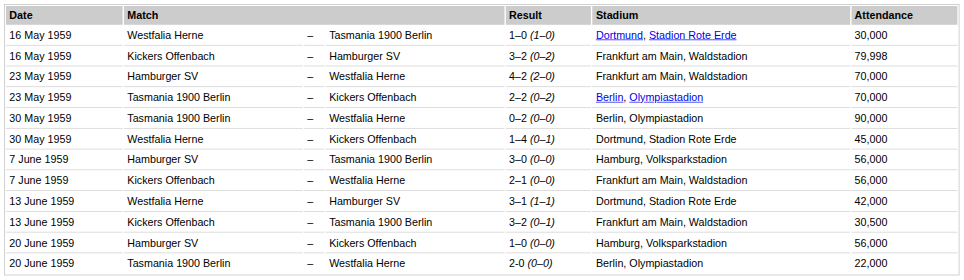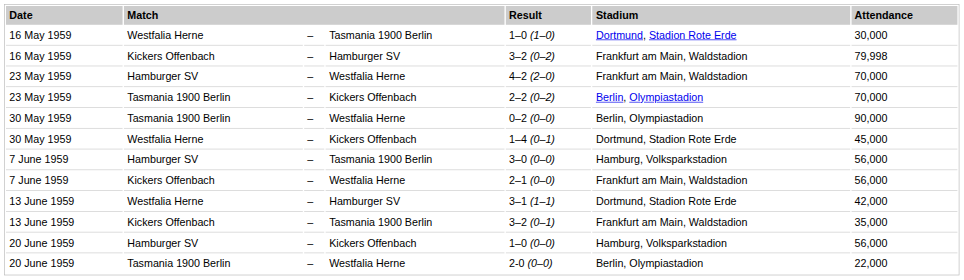(871, 222) 30,500 -> (871, 222) 35,000
